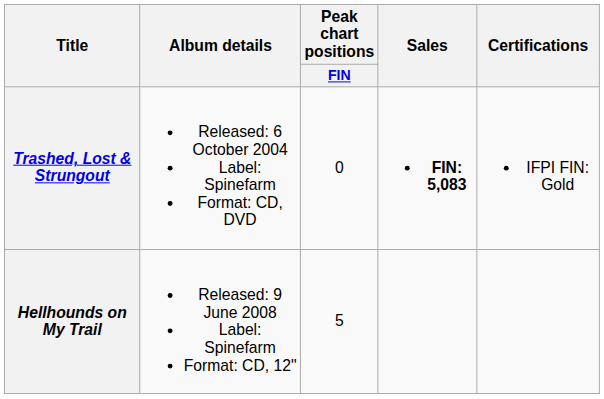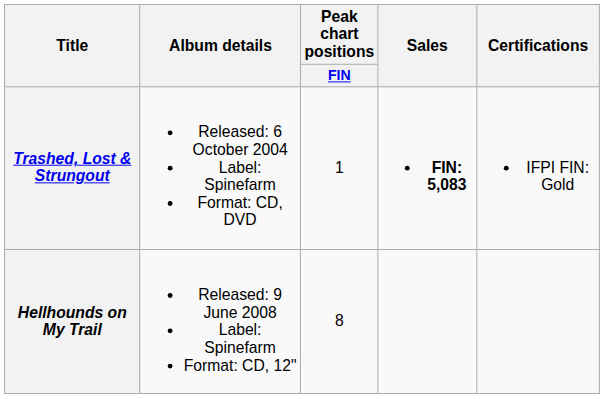(339, 167) 0 -> (339, 167) 1
(339, 321) 5 -> (339, 321) 8
